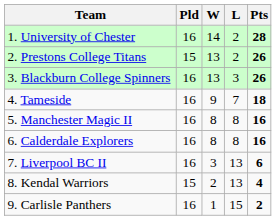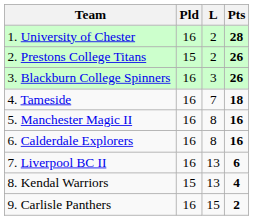- column: (213, 15)
